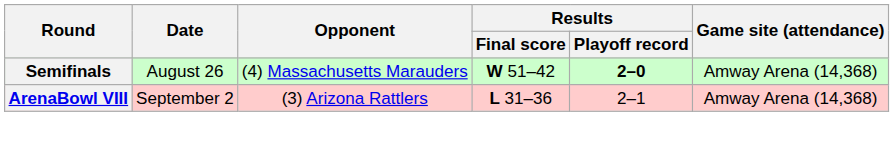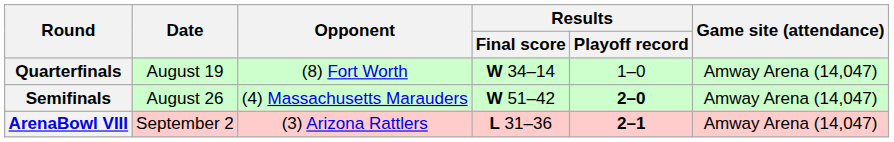+ row: (68, 71)
(791, 71) Amway Arena (14,368) -> (791, 97) Amway Arena (14,047)
(631, 97) normal -> (631, 124) bold
(791, 97) Amway Arena (14,368) -> (791, 124) Amway Arena (14,047)
